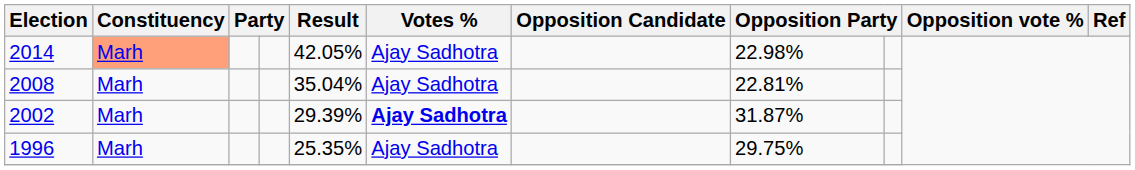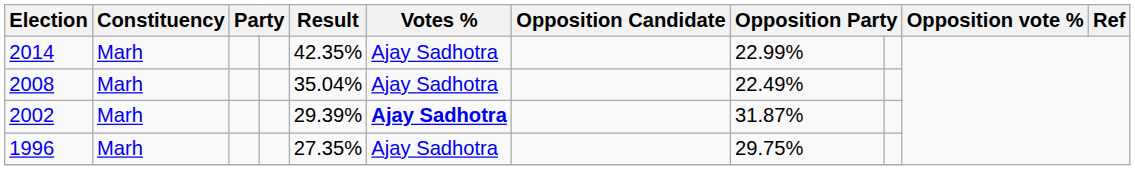(120, 52) lightsalmon background -> (120, 52) no background
(328, 52) 42.05% -> (328, 52) 42.35%
(769, 52) 22.98% -> (769, 52) 22.99%
(769, 84) 22.81% -> (769, 84) 22.49%
(328, 148) 25.35% -> (328, 148) 27.35%
